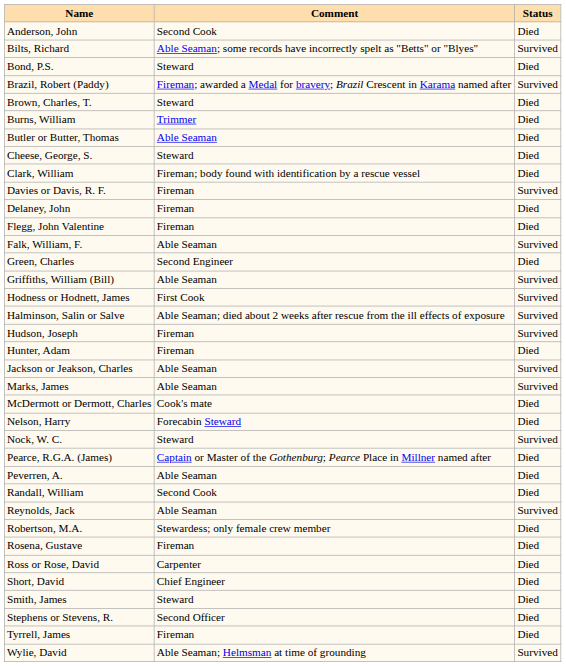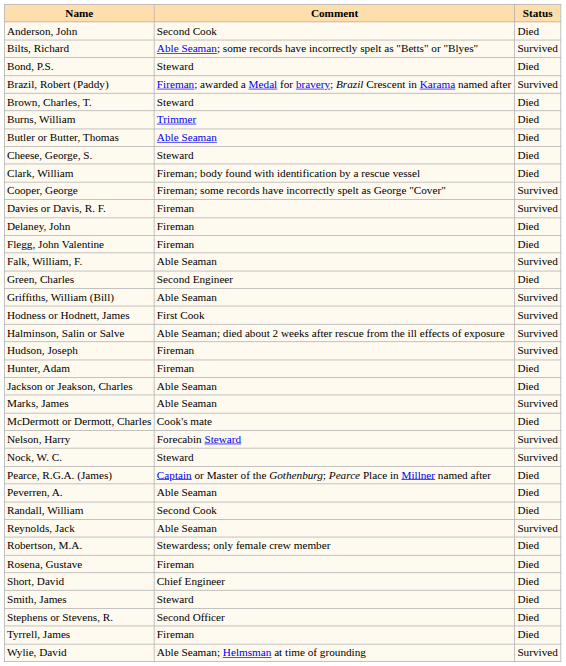+ row: (42, 191)
(538, 368) Survived -> (528, 386) Died
(528, 421) Died -> (538, 439) Survived
- row: (53, 564)
